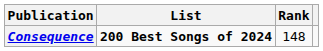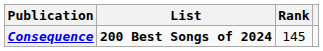(294, 36) 148 -> (294, 36) 145
